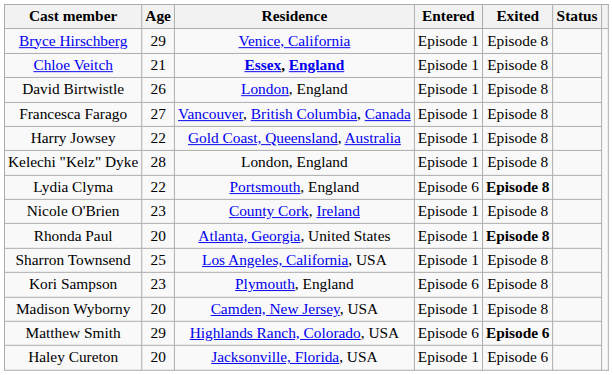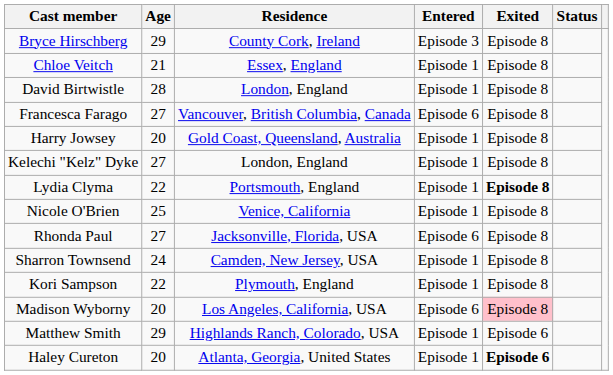(294, 41) Venice, California -> (294, 41) County Cork, Ireland
(448, 41) Episode 1 -> (448, 41) Episode 3
(294, 65) bold -> (294, 65) normal
(158, 89) 26 -> (158, 89) 28
(448, 114) Episode 1 -> (448, 114) Episode 6
(158, 138) 22 -> (158, 138) 20
(158, 162) 28 -> (158, 162) 27
(448, 187) Episode 6 -> (448, 187) Episode 1
(158, 211) 23 -> (158, 211) 25
(294, 211) County Cork, Ireland -> (294, 211) Venice, California
(158, 235) 20 -> (158, 235) 27
(294, 235) Atlanta, Georgia, United States -> (294, 235) Jacksonville, Florida, USA
(448, 235) Episode 1 -> (448, 235) Episode 6
(518, 235) bold -> (518, 235) normal
(158, 260) 25 -> (158, 260) 24
(294, 260) Los Angeles, California, USA -> (294, 260) Camden, New Jersey, USA
(158, 284) 23 -> (158, 284) 22
(448, 284) Episode 6 -> (448, 284) Episode 1
(294, 308) Camden, New Jersey, USA -> (294, 308) Los Angeles, California, USA
(448, 308) Episode 1 -> (448, 308) Episode 6
(518, 308) no background -> (518, 308) pink background
(448, 333) Episode 6 -> (448, 333) Episode 1
(518, 333) bold -> (518, 333) normal
(294, 357) Jacksonville, Florida, USA -> (294, 357) Atlanta, Georgia, United States
(518, 357) normal -> (518, 357) bold
